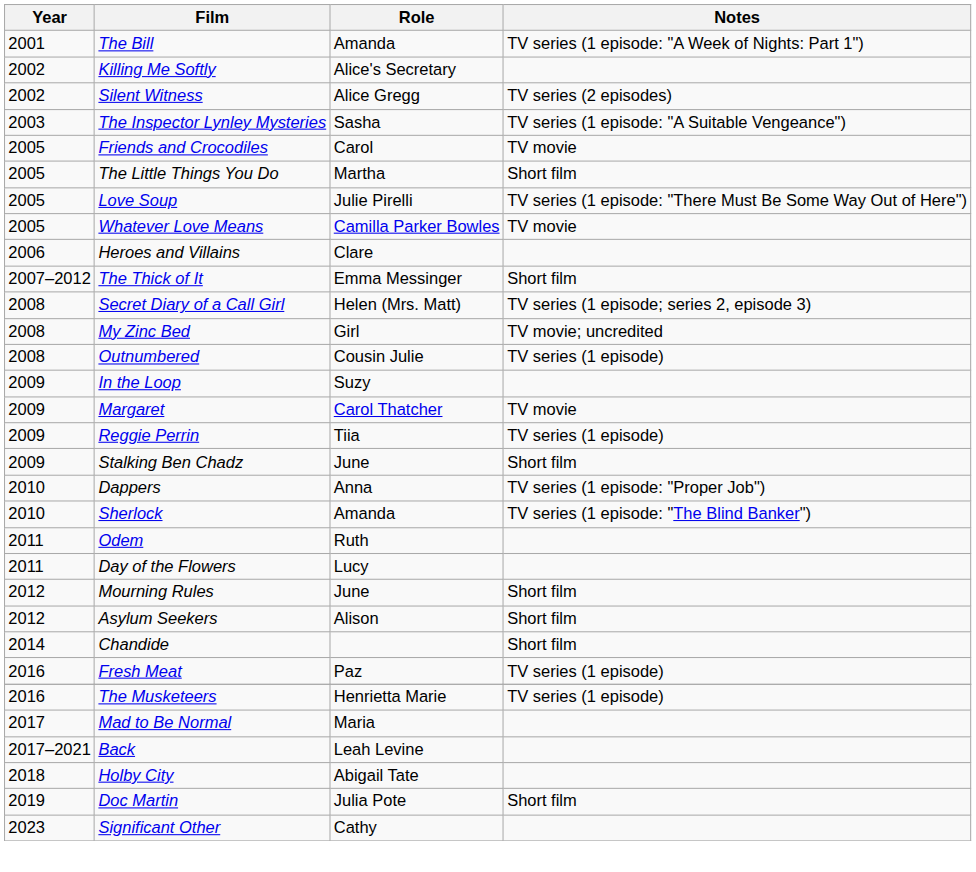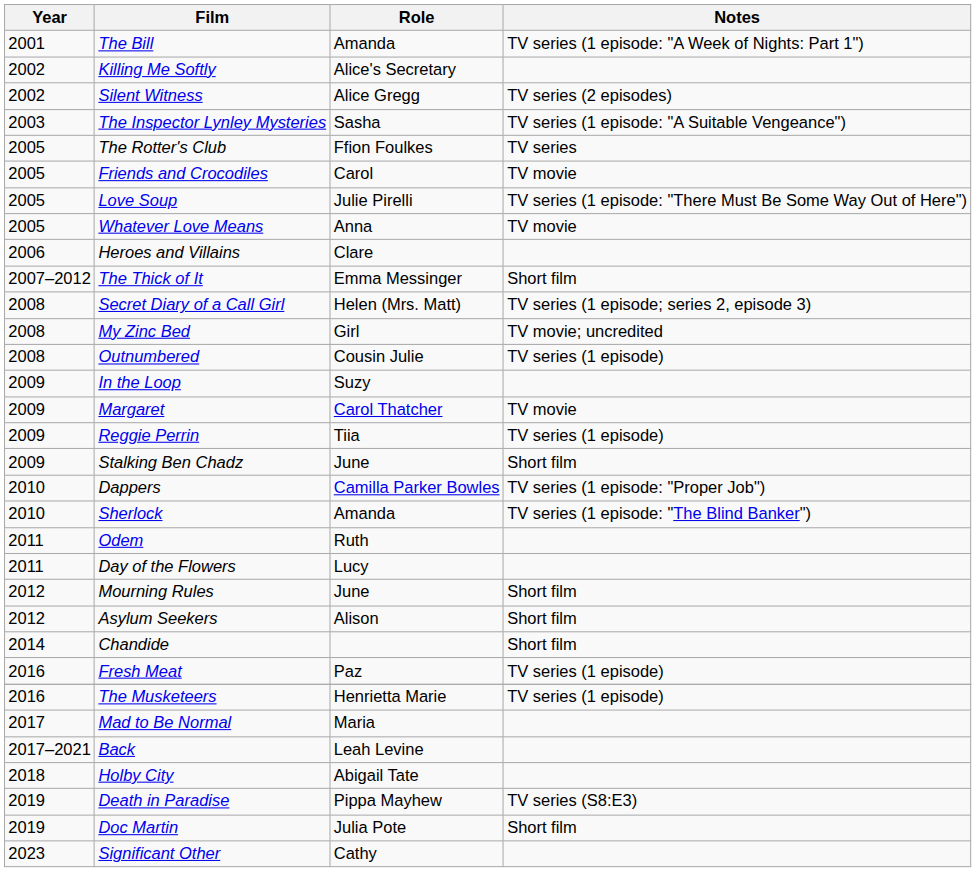+ row: (162, 148)
- row: (188, 174)
(417, 226) Camilla Parker Bowles -> (353, 226) Anna
(353, 488) Anna -> (417, 488) Camilla Parker Bowles
+ row: (164, 801)
